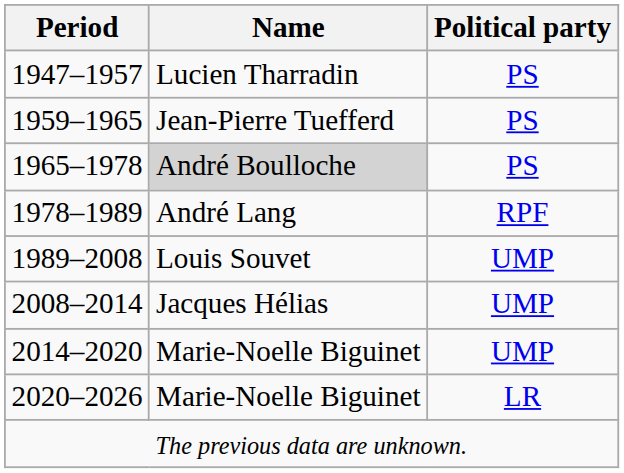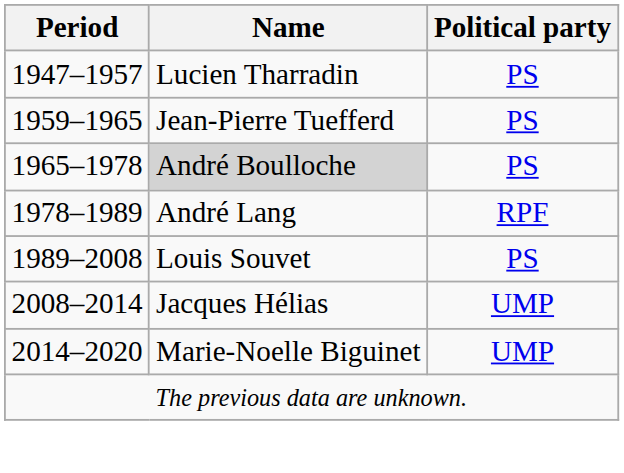(523, 258) UMP -> (522, 258) PS
- row: (77, 397)
